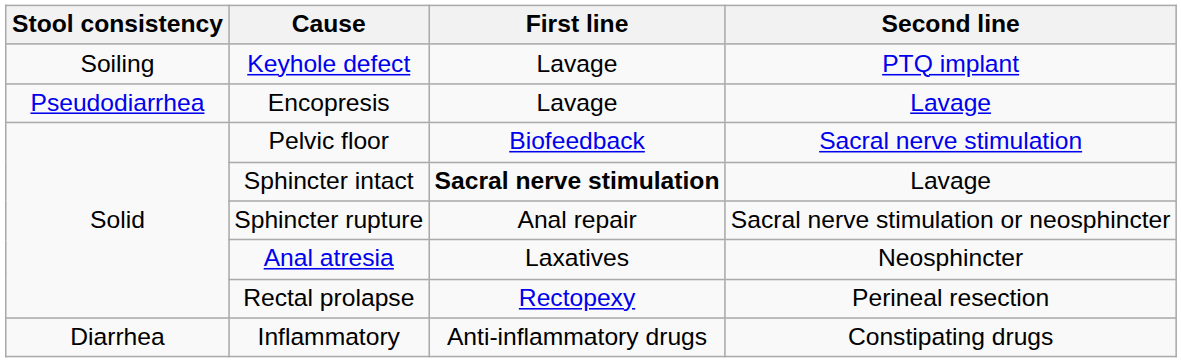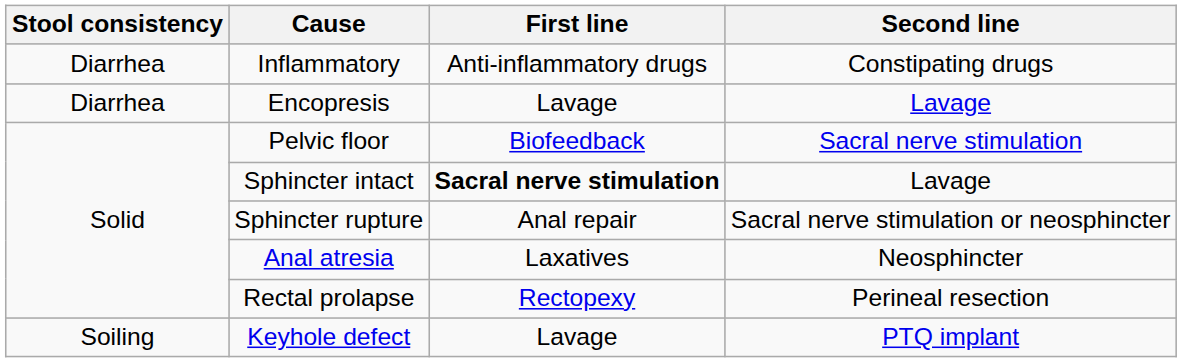rows swapped: (329, 337) <-> (329, 63)
(117, 102) Pseudodiarrhea -> (117, 102) Diarrhea
